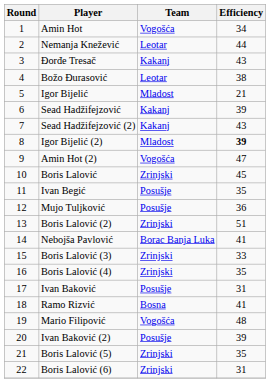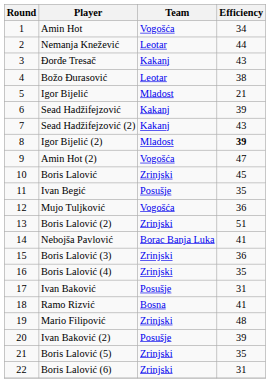(156, 207) Posušje -> (157, 207) Vogošća
(241, 256) 33 -> (241, 256) 36
(157, 321) Vogošća -> (156, 321) Zrinjski
